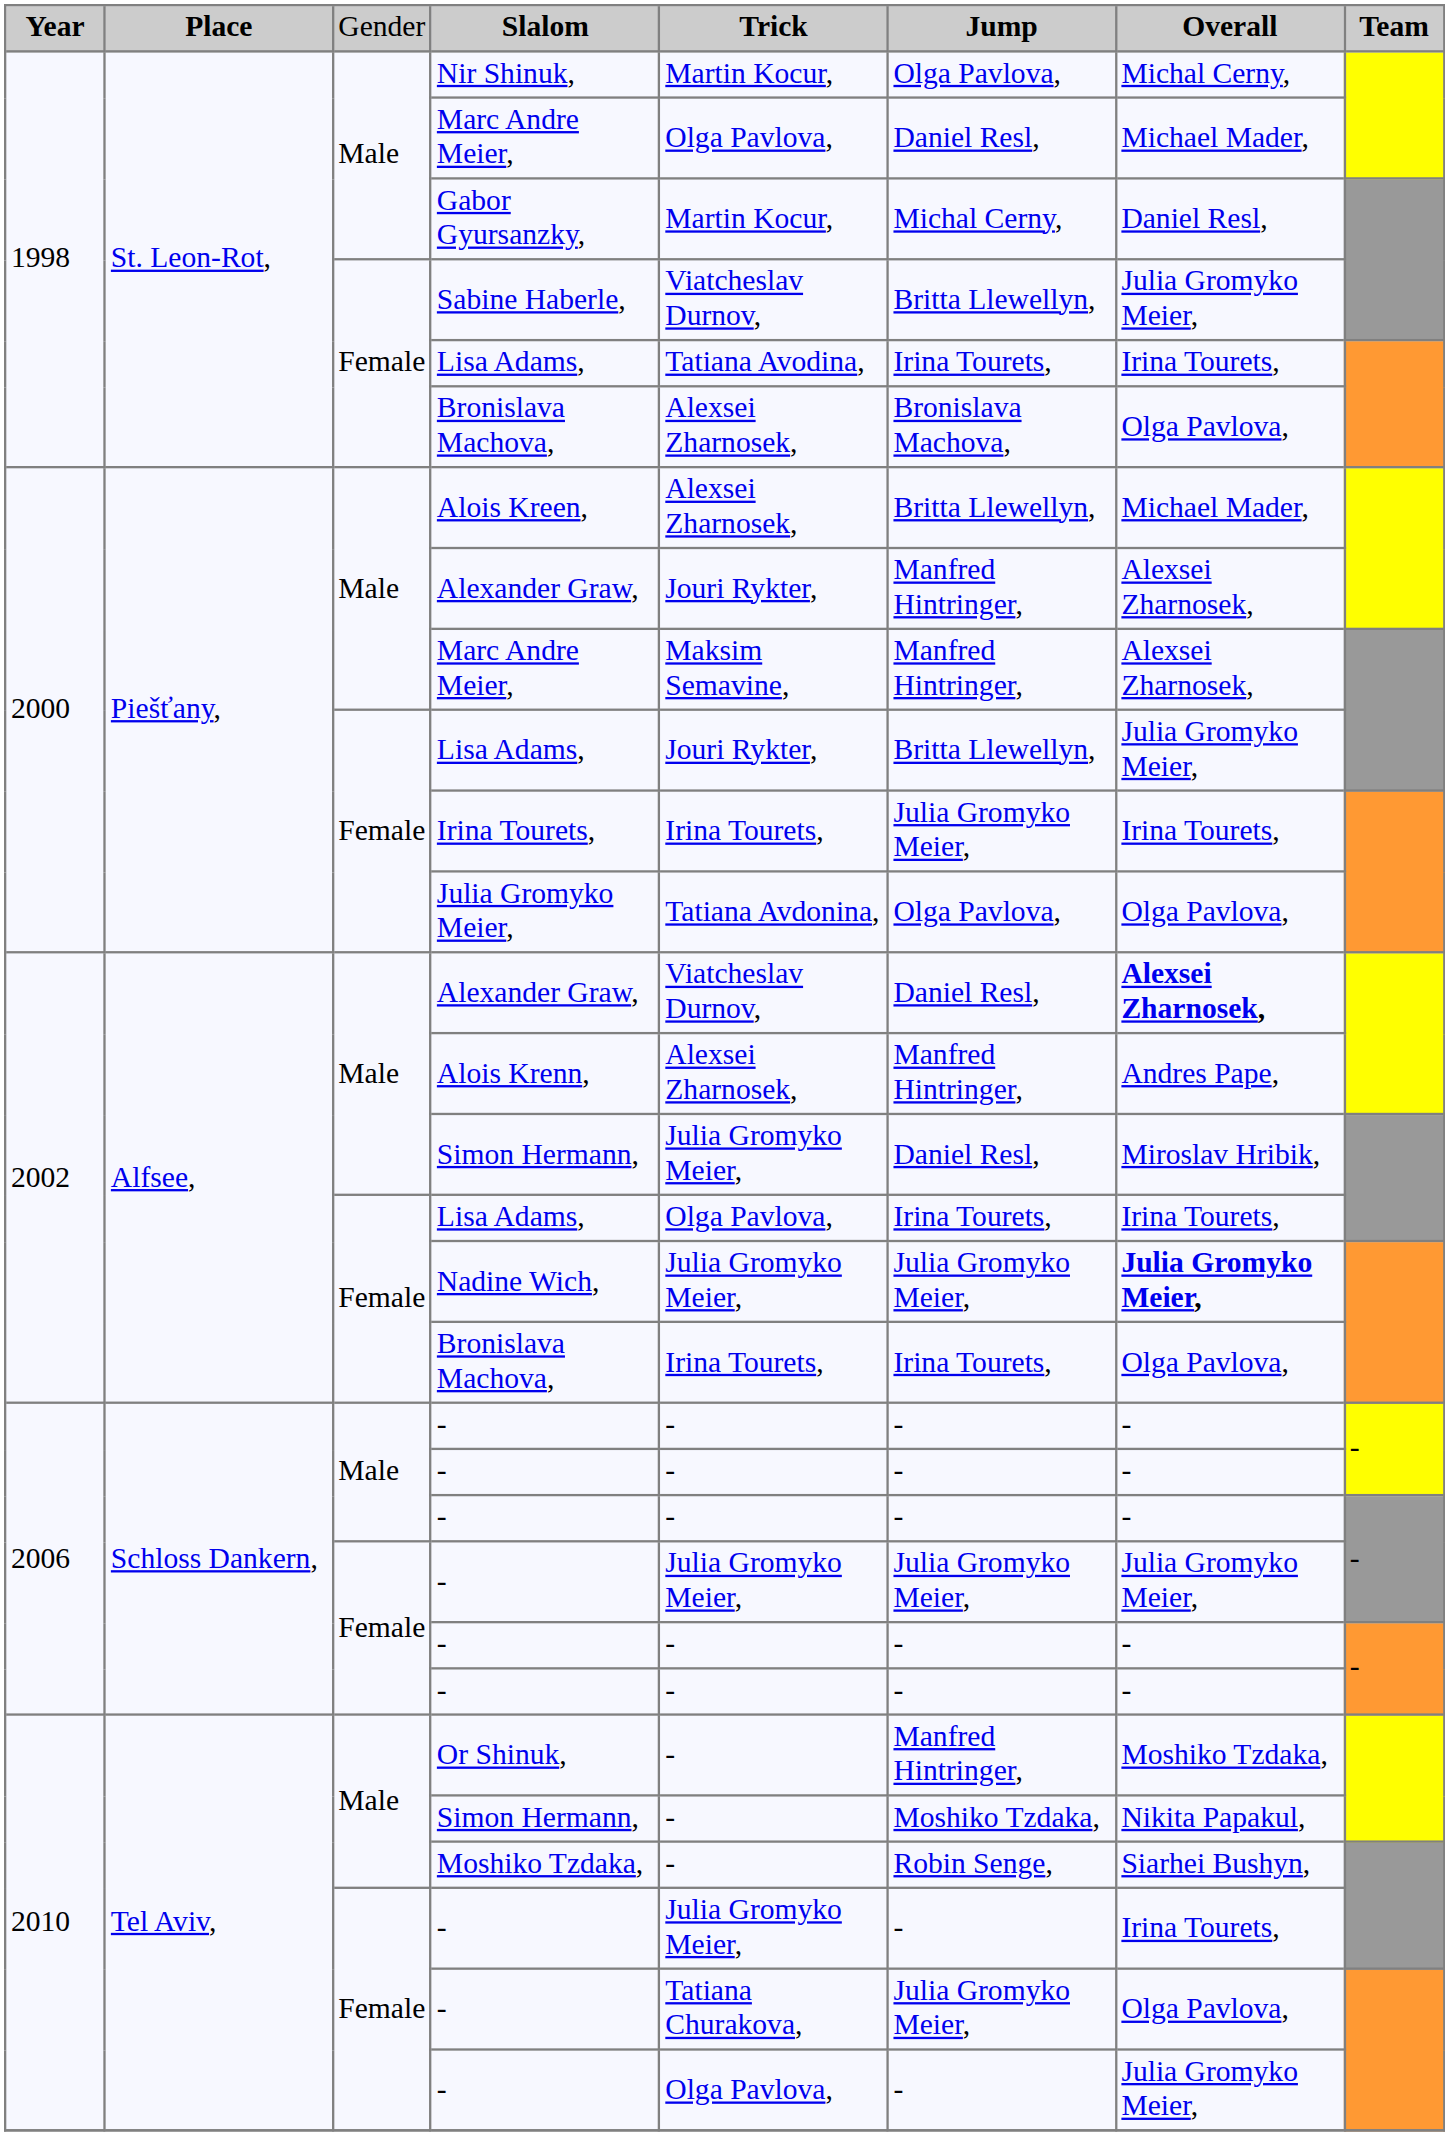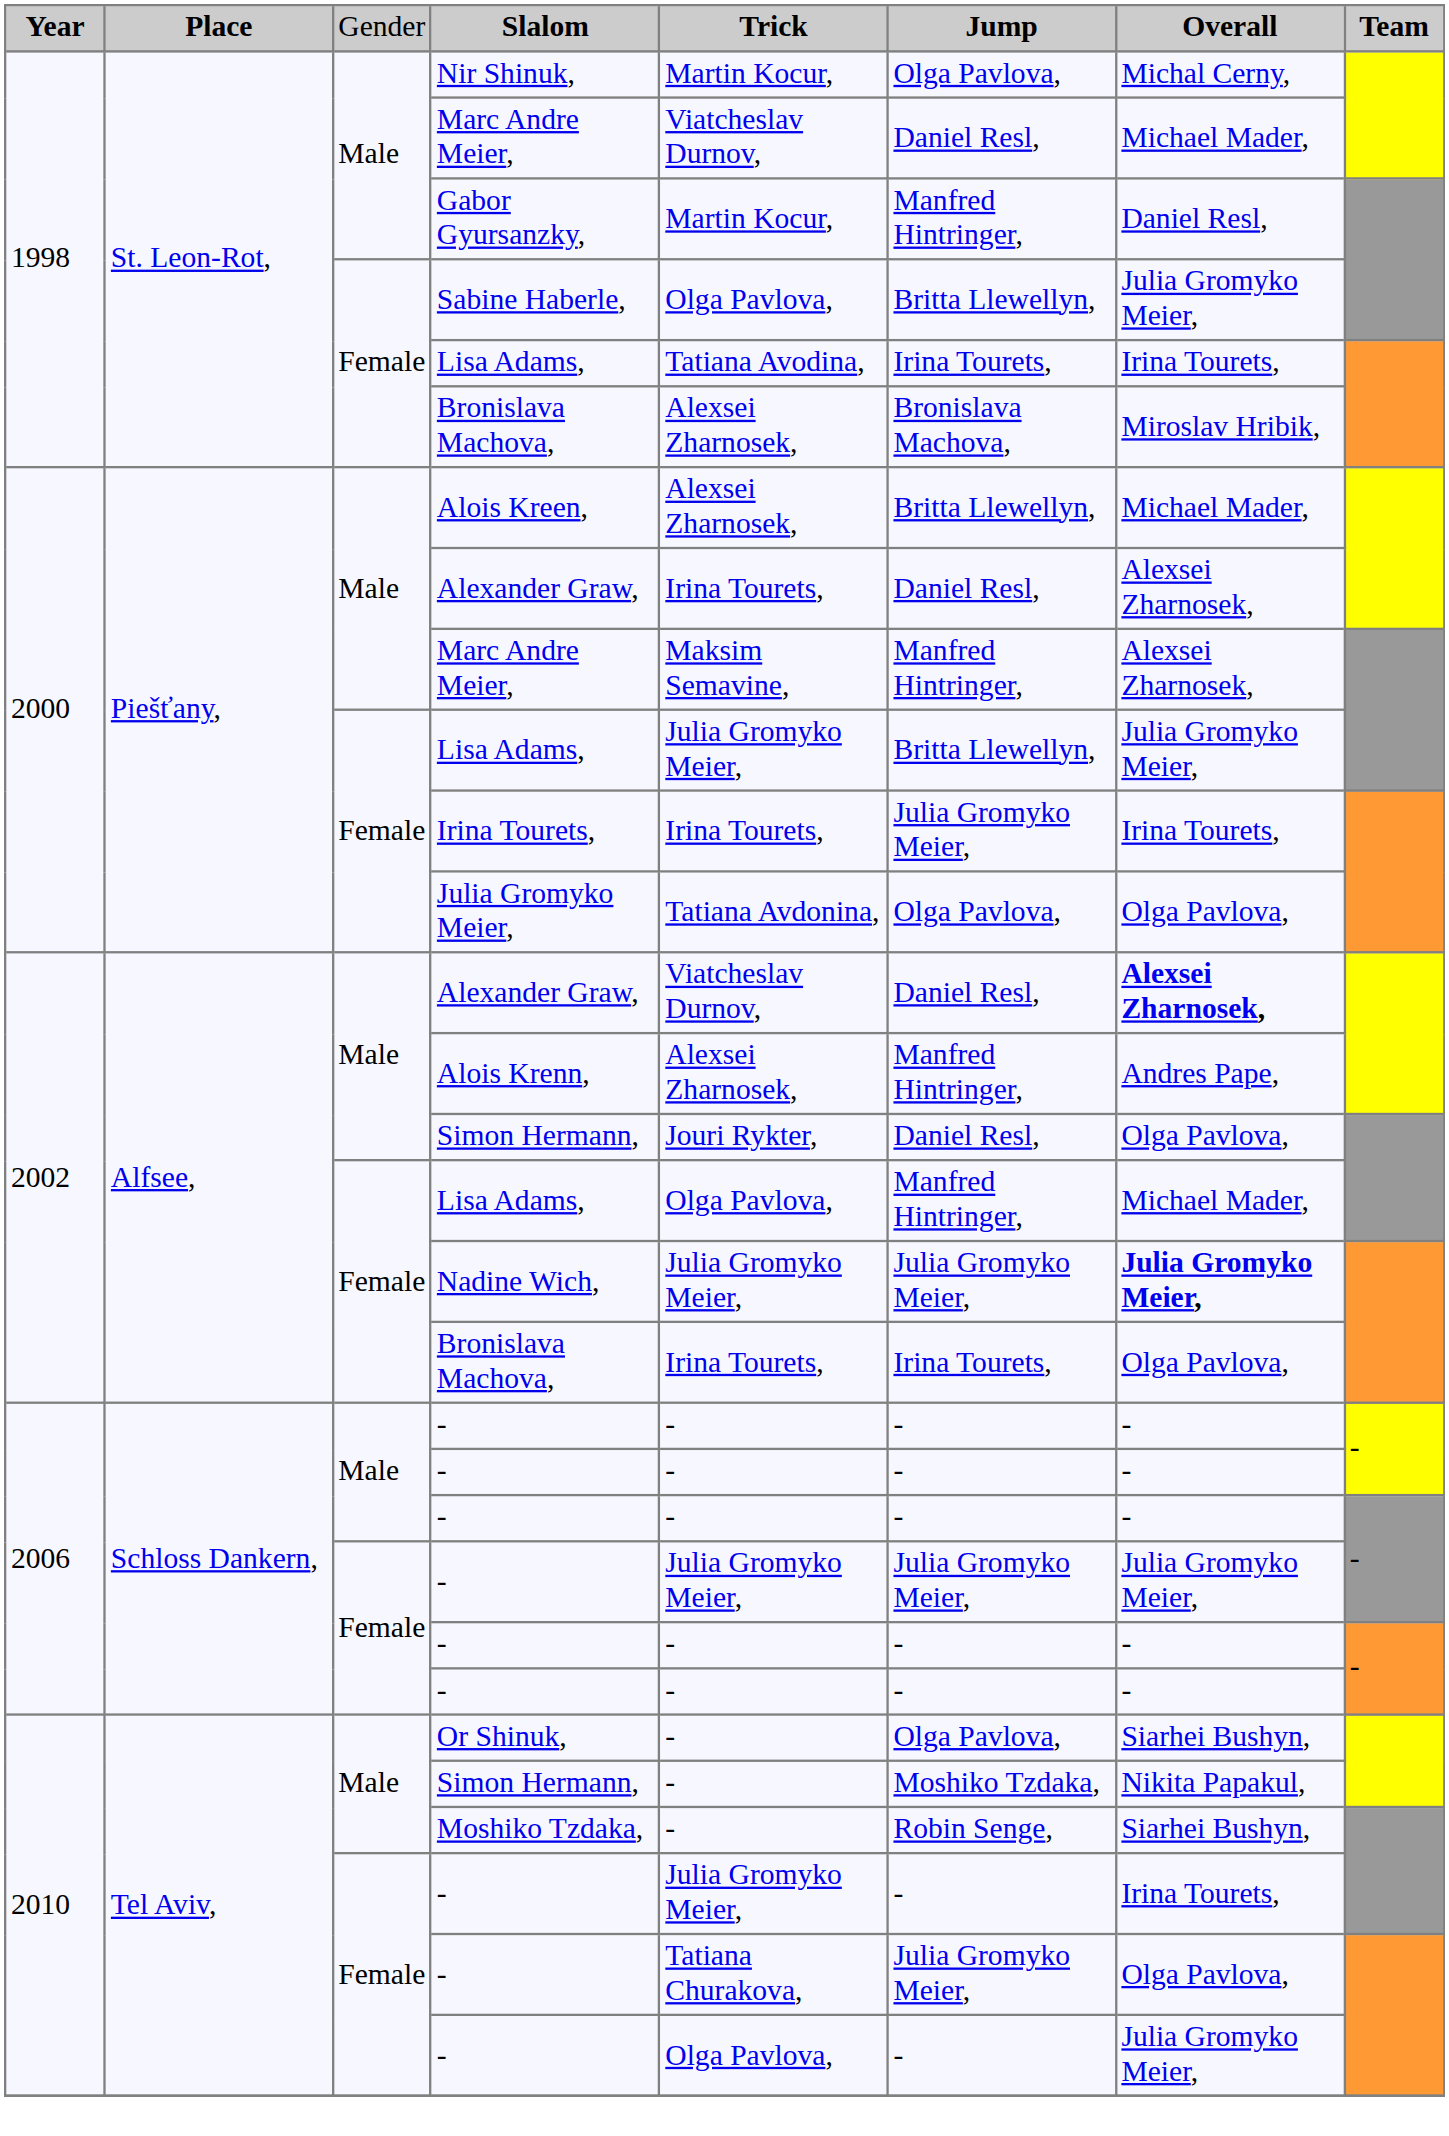(749, 137) Olga Pavlova, -> (734, 137) Viatcheslav Durnov,
(978, 218) Michal Cerny, -> (958, 218) Manfred Hintringer,
(734, 299) Viatcheslav Durnov, -> (749, 299) Olga Pavlova,
(1205, 426) Olga Pavlova, -> (1221, 426) Miroslav Hribik,
(741, 587) Jouri Rykter, -> (744, 587) Irina Tourets,
(958, 587) Manfred Hintringer, -> (967, 587) Daniel Resl,
(741, 749) Jouri Rykter, -> (754, 749) Julia Gromyko Meier,
(754, 1153) Julia Gromyko Meier, -> (741, 1136) Jouri Rykter,
(1221, 1153) Miroslav Hribik, -> (1205, 1136) Olga Pavlova,
(973, 1217) Irina Tourets, -> (958, 1199) Manfred Hintringer,
(1201, 1217) Irina Tourets, -> (1215, 1199) Michael Mader,
(958, 1754) Manfred Hintringer, -> (977, 1736) Olga Pavlova,
(1225, 1754) Moshiko Tzdaka, -> (1216, 1736) Siarhei Bushyn,
